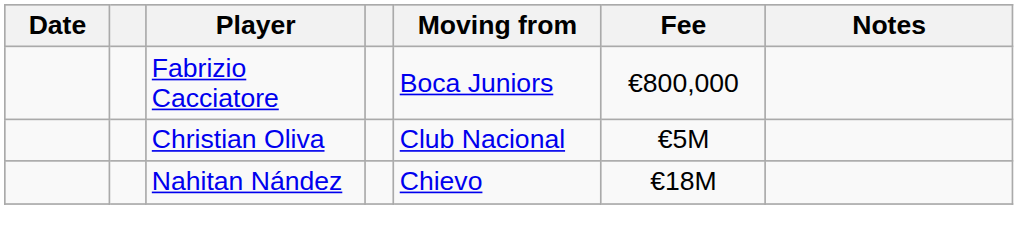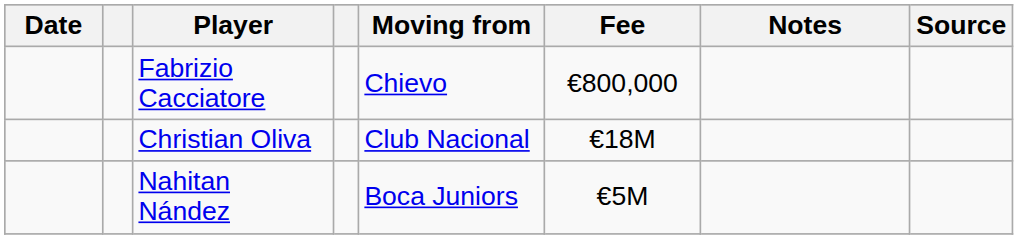+ column: (961, 25)
(477, 82) Boca Juniors -> (406, 82) Chievo
(683, 139) €5M -> (622, 139) €18M
(441, 181) Chievo -> (441, 196) Boca Juniors
(683, 181) €18M -> (622, 196) €5M
